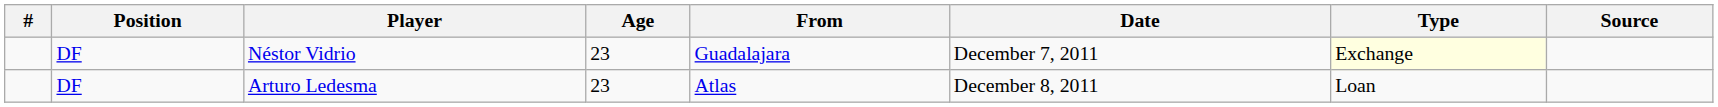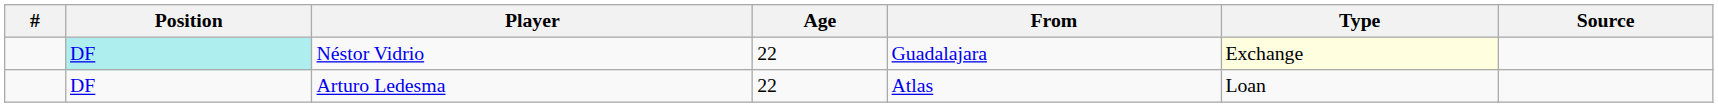- column: (1140, 20)
(69, 53) no background -> (83, 53) paleturquoise background
(600, 53) 23 -> (767, 53) 22
(600, 86) 23 -> (767, 86) 22
